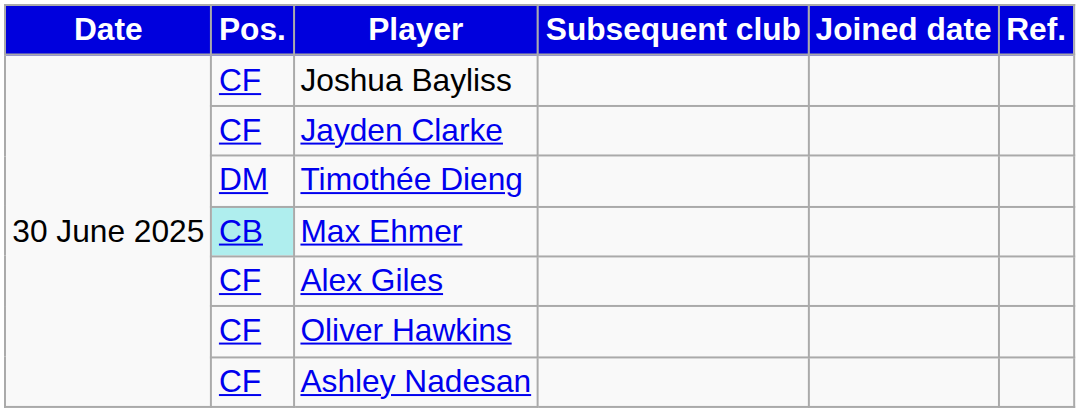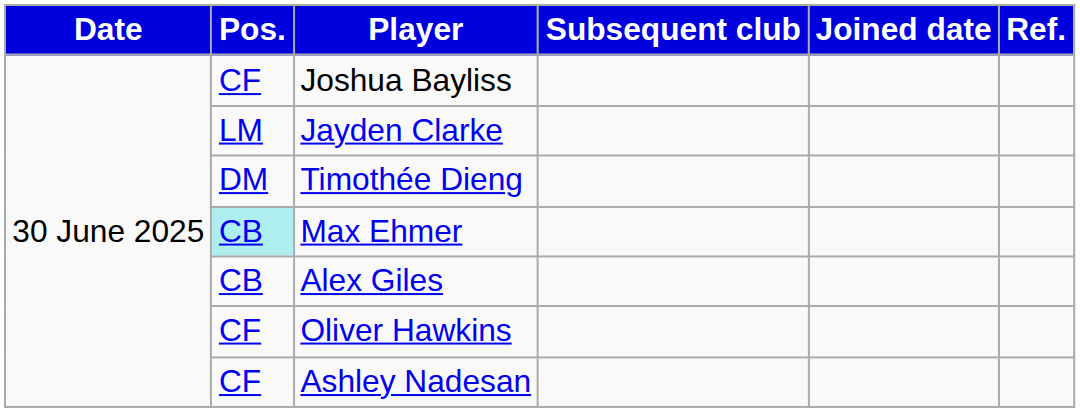(240, 130) CF -> (241, 130) LM
(240, 280) CF -> (241, 280) CB
